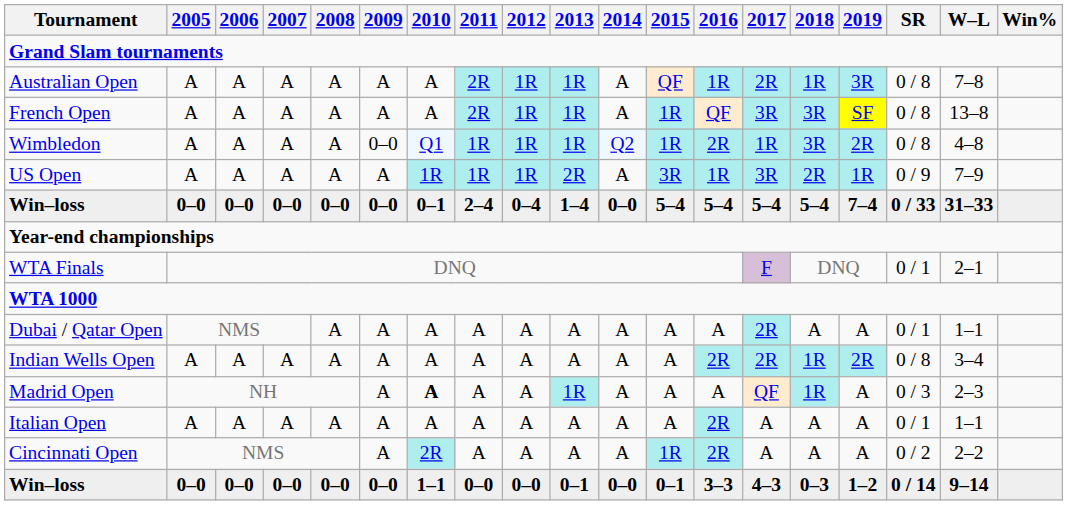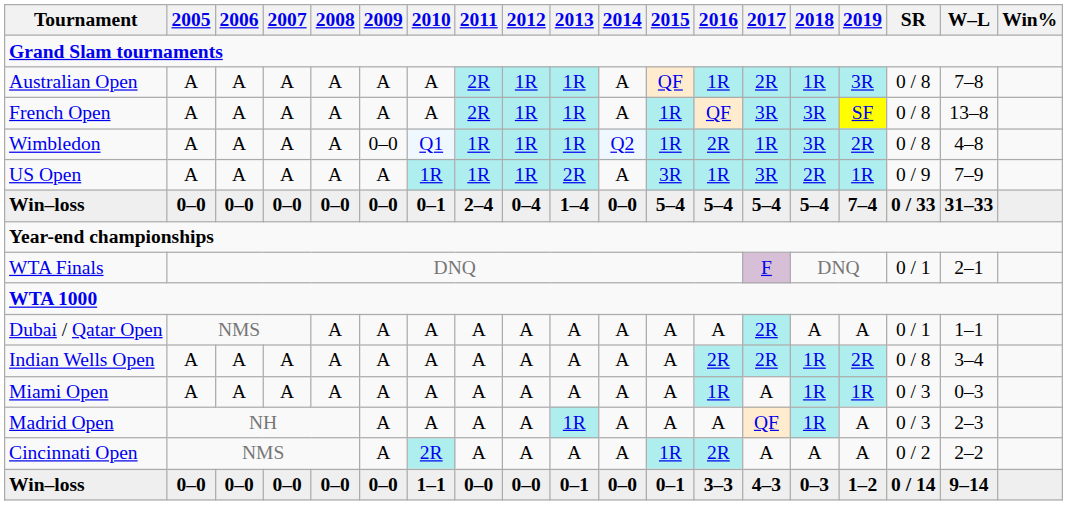+ row: (59, 391)
(431, 391) bold -> (431, 422) normal
- row: (58, 422)
